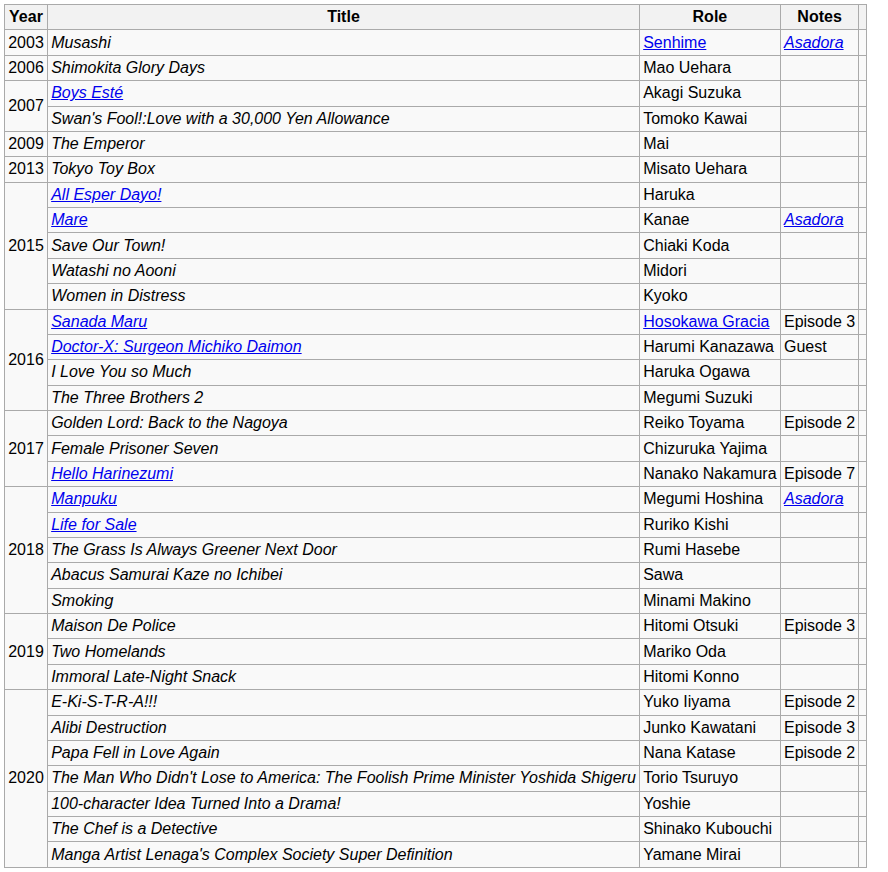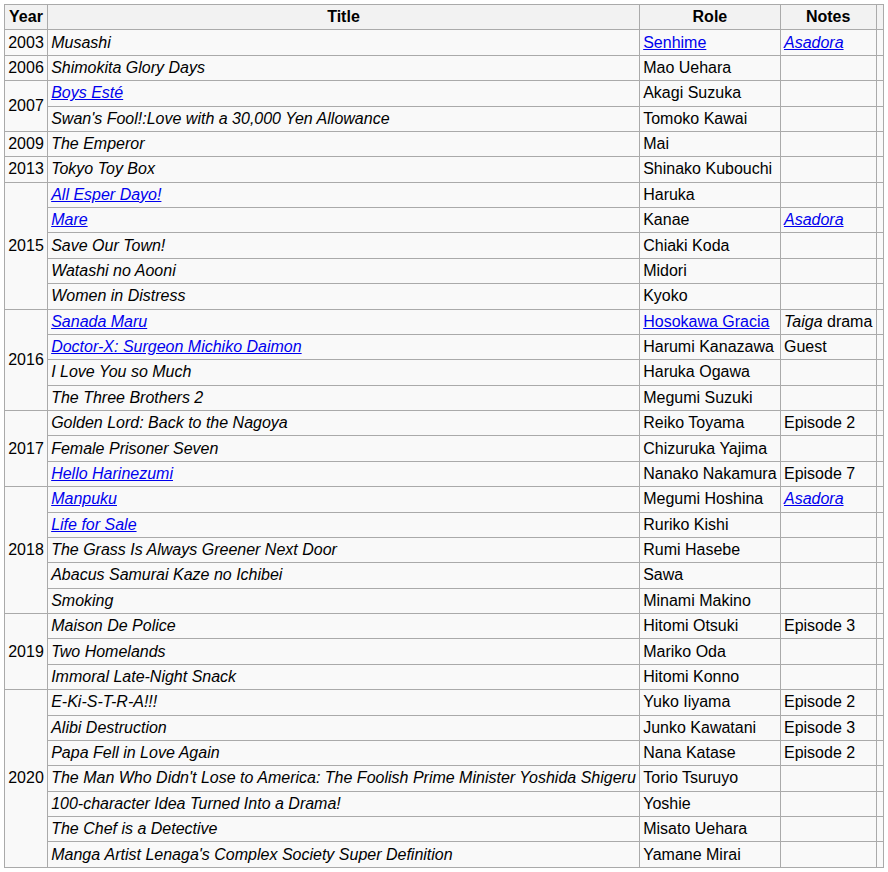(695, 169) Misato Uehara -> (708, 169) Shinako Kubouchi
(820, 321) Episode 3 -> (828, 321) Taiga drama
(708, 829) Shinako Kubouchi -> (695, 829) Misato Uehara
